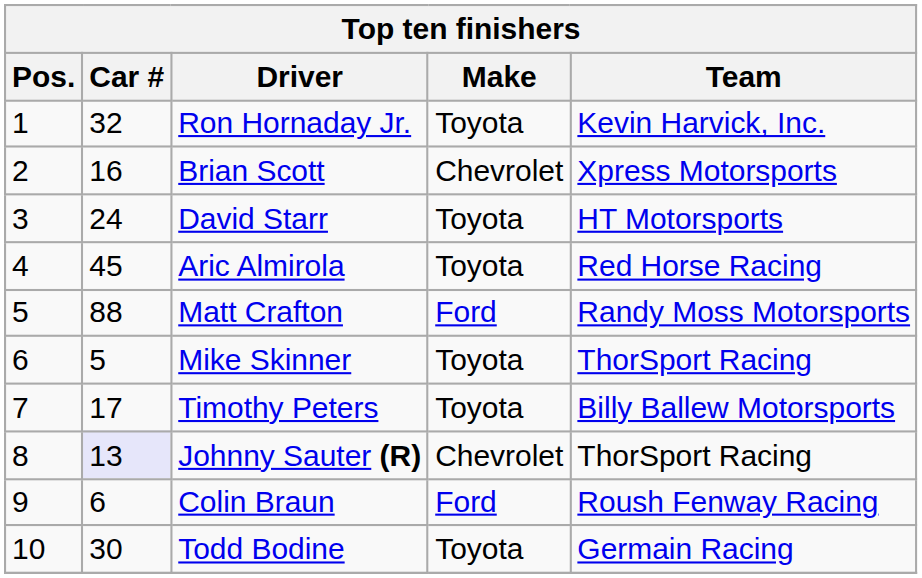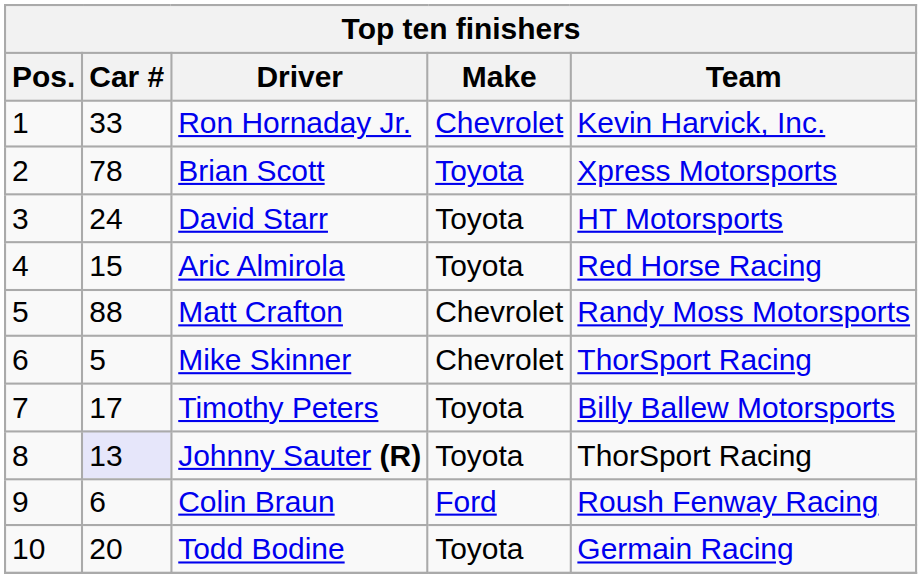(106, 124) 32 -> (106, 124) 33
(479, 124) Toyota -> (499, 124) Chevrolet
(106, 171) 16 -> (106, 171) 78
(499, 171) Chevrolet -> (479, 171) Toyota
(106, 266) 45 -> (106, 266) 15
(466, 313) Ford -> (499, 313) Chevrolet
(479, 360) Toyota -> (499, 360) Chevrolet
(499, 455) Chevrolet -> (479, 455) Toyota
(106, 550) 30 -> (106, 550) 20
